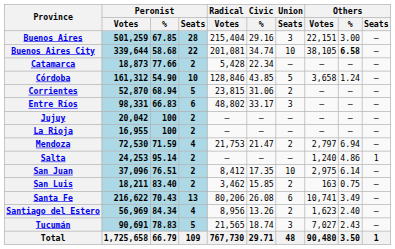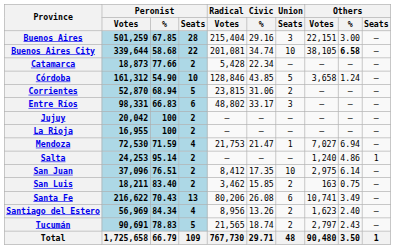(290, 144) 2 -> (290, 144) 1
(324, 144) 2,797 -> (324, 144) 7,027
(290, 225) 3 -> (290, 225) 2
(324, 225) 7,027 -> (324, 225) 2,797
